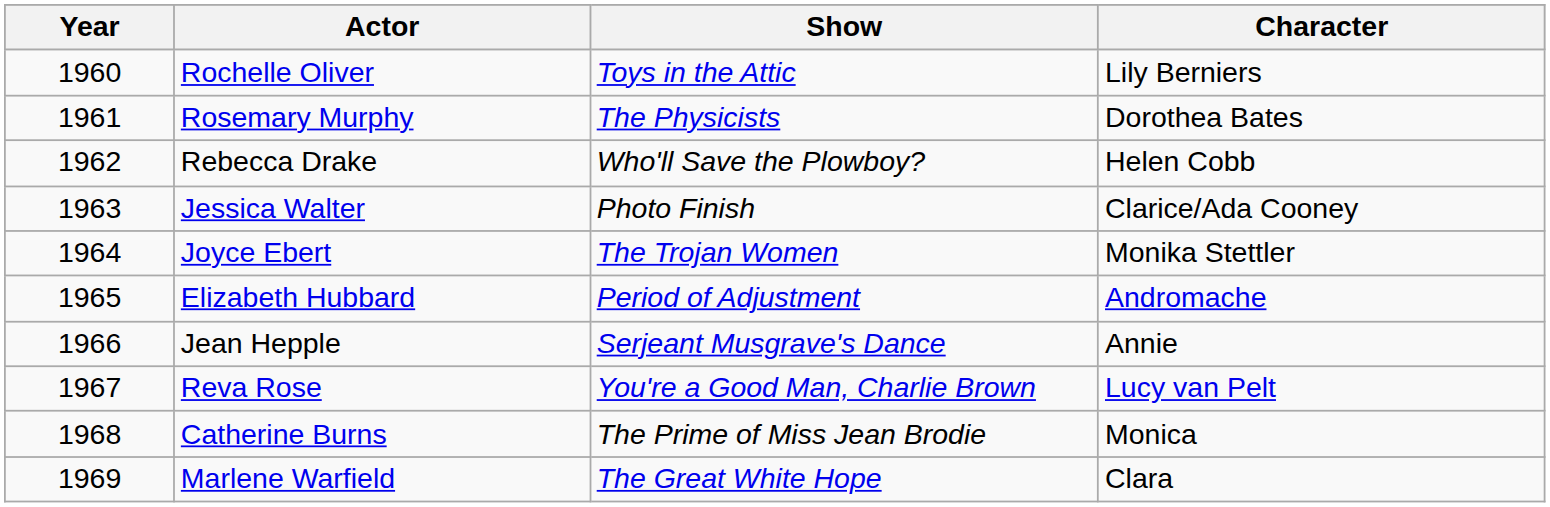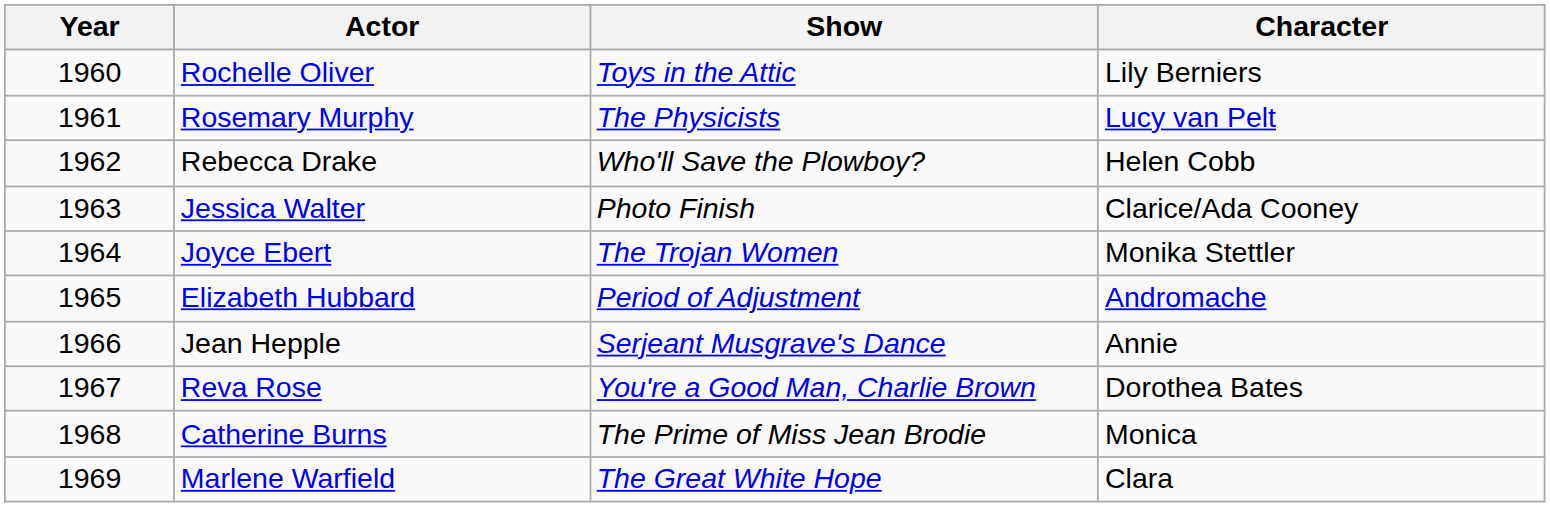(1204, 117) Dorothea Bates -> (1190, 117) Lucy van Pelt
(1190, 388) Lucy van Pelt -> (1204, 388) Dorothea Bates
